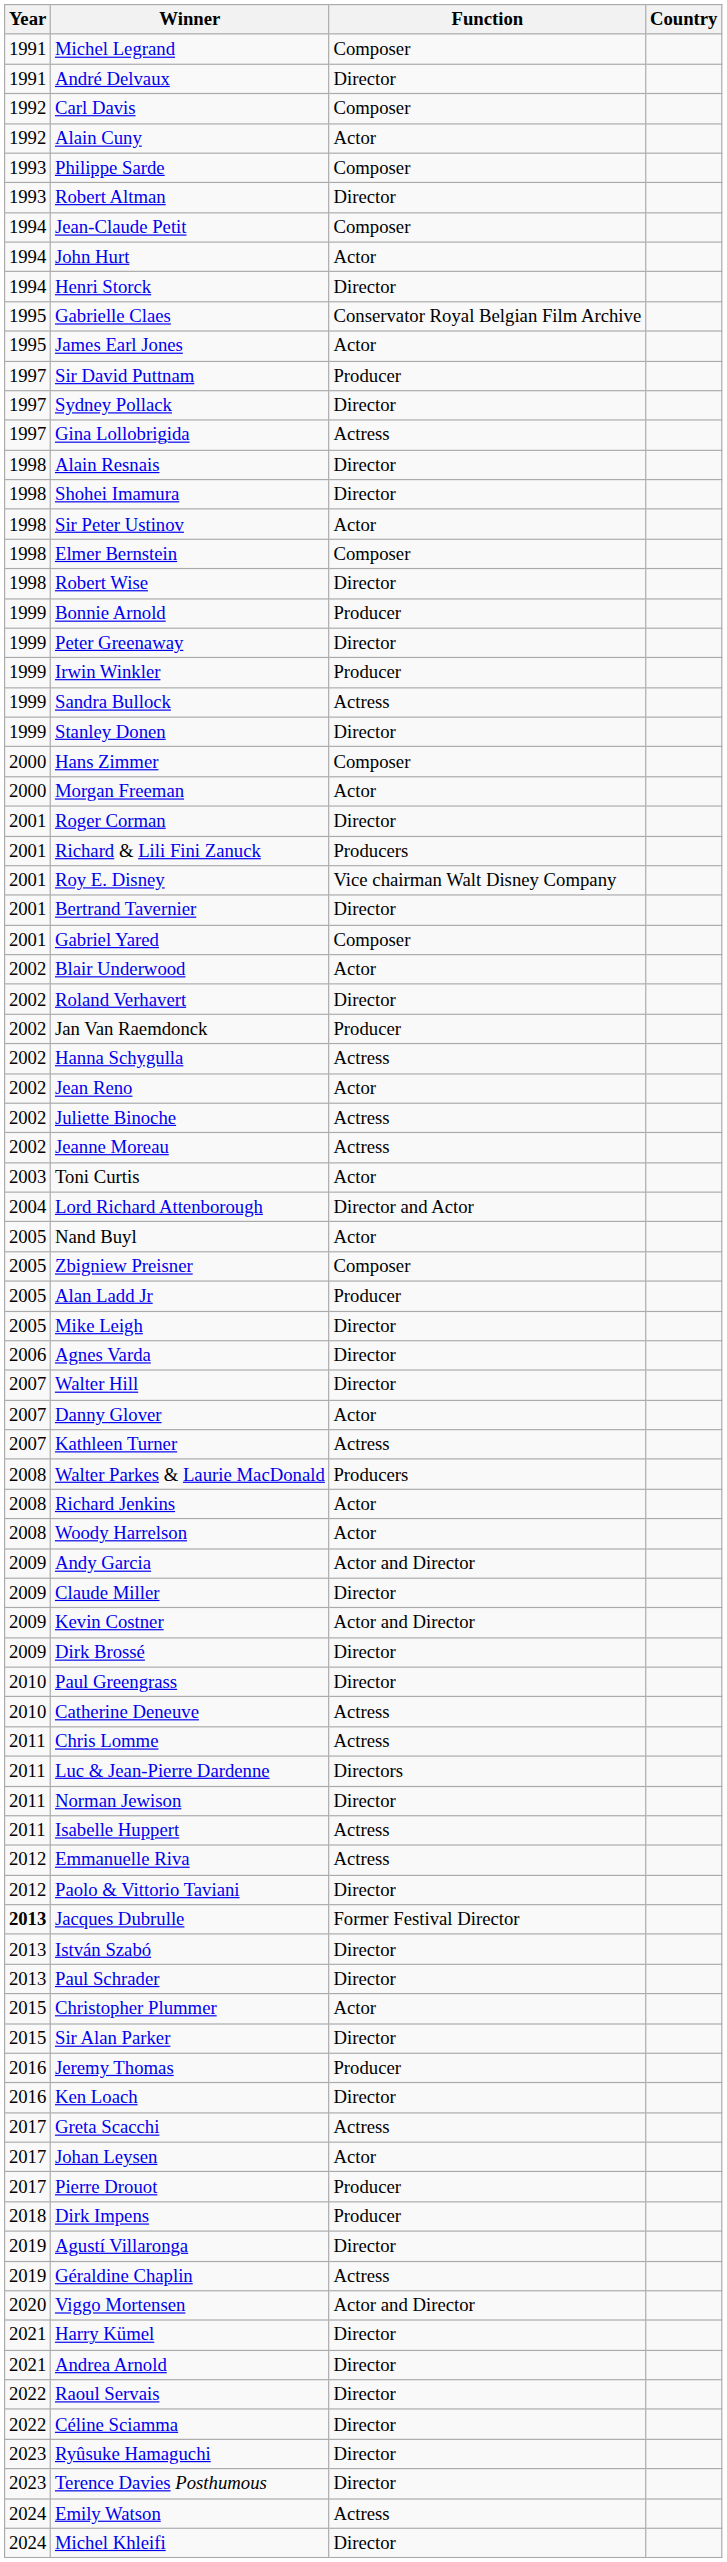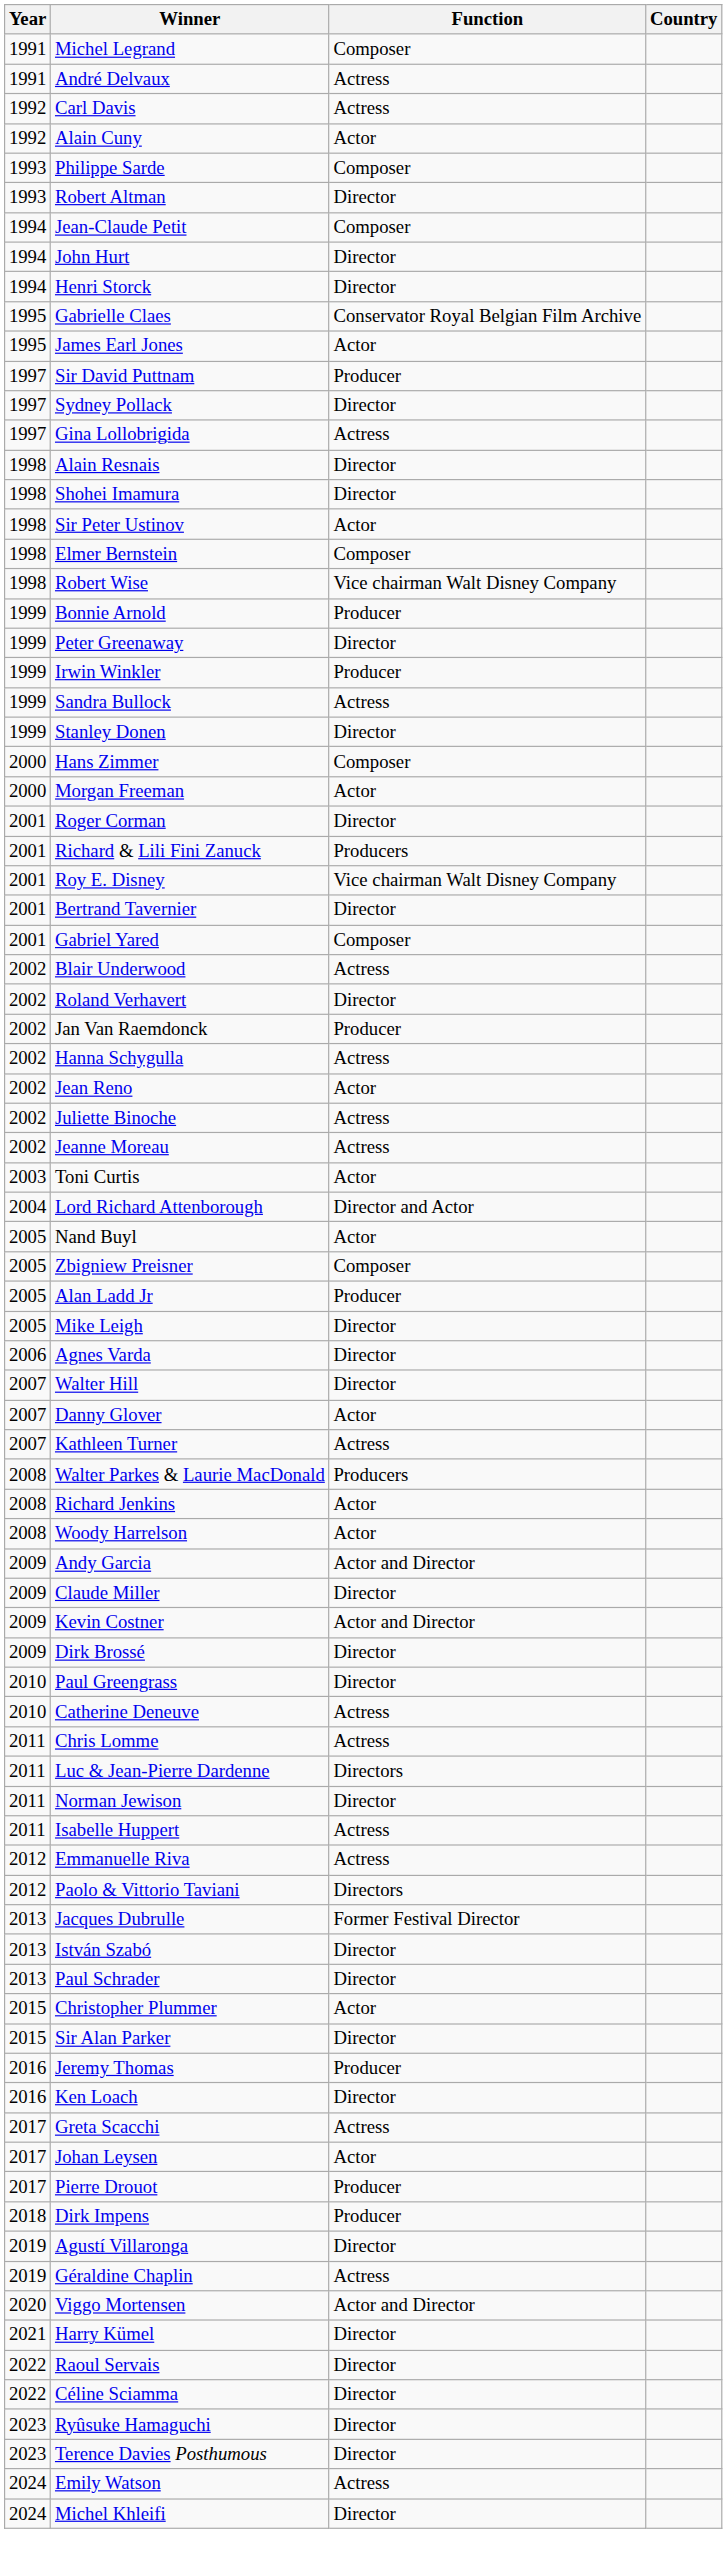(365, 78) Director -> (362, 78) Actress
(372, 108) Composer -> (362, 108) Actress
(355, 256) Actor -> (365, 256) Director
(365, 583) Director -> (475, 583) Vice chairman Walt Disney Company
(355, 969) Actor -> (362, 969) Actress
(365, 1889) Director -> (368, 1889) Directors
(28, 1919) bold -> (28, 1919) normal
- row: (111, 2364)
